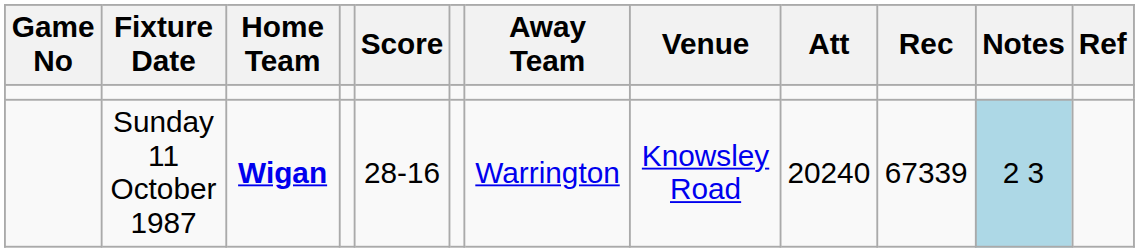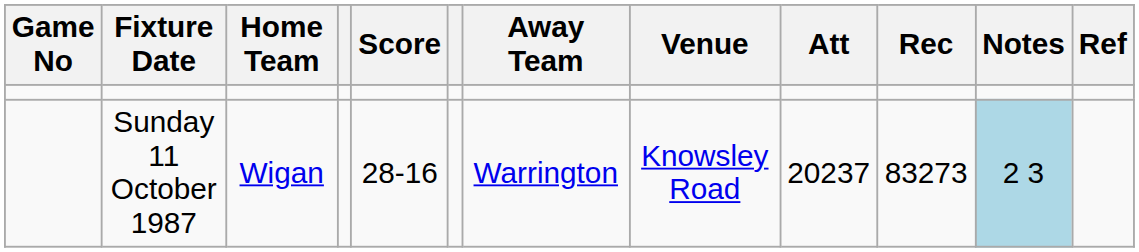(283, 172) bold -> (282, 172) normal
(829, 172) 20240 -> (829, 172) 20237
(926, 172) 67339 -> (926, 172) 83273
